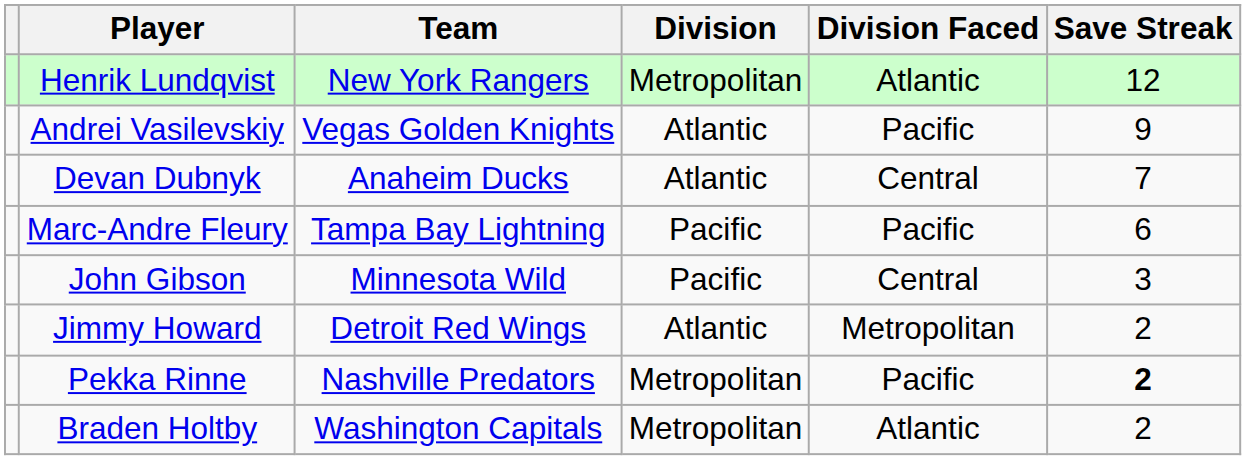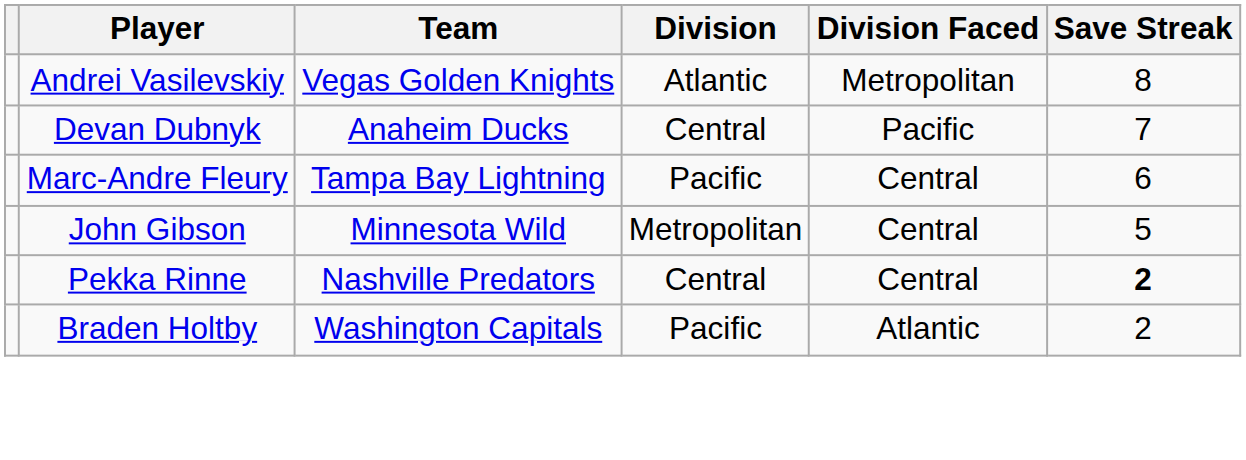- row: (157, 79)
(928, 129) Pacific -> (928, 79) Metropolitan
(1143, 129) 9 -> (1143, 79) 8
(715, 179) Atlantic -> (715, 129) Central
(928, 179) Central -> (928, 129) Pacific
(928, 229) Pacific -> (928, 179) Central
(715, 279) Pacific -> (715, 229) Metropolitan
(1143, 279) 3 -> (1143, 229) 5
- row: (157, 329)
(715, 379) Metropolitan -> (715, 279) Central
(928, 379) Pacific -> (928, 279) Central
(715, 429) Metropolitan -> (715, 329) Pacific
